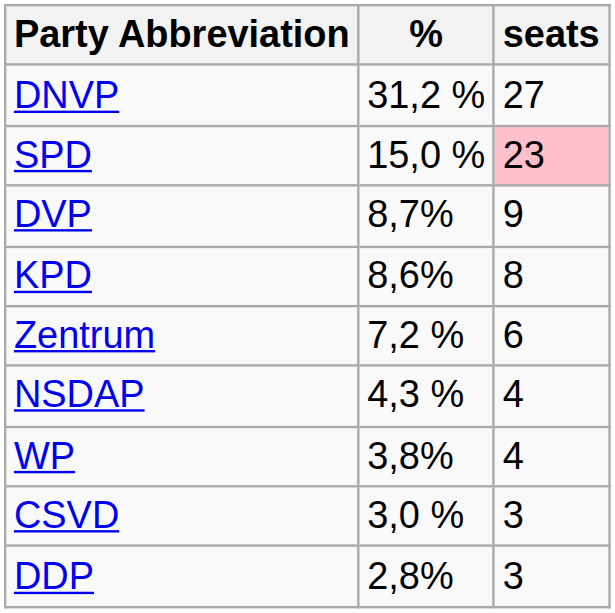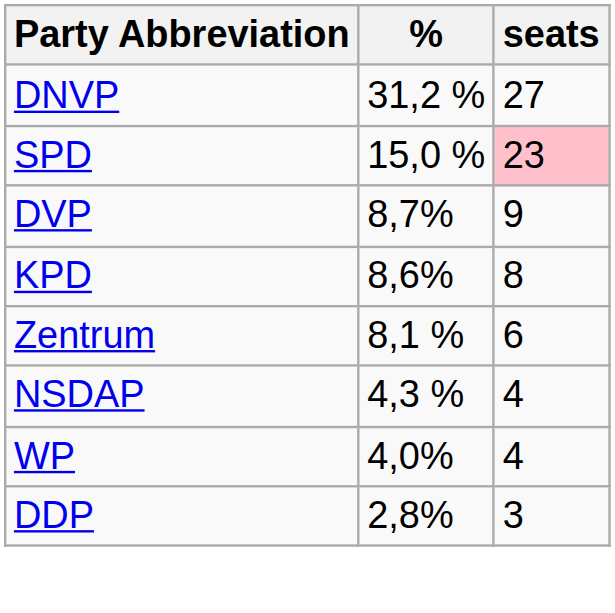(416, 335) 7,2 % -> (416, 335) 8,1 %
(410, 455) 3,8% -> (410, 455) 4,0%
- row: (67, 515)
